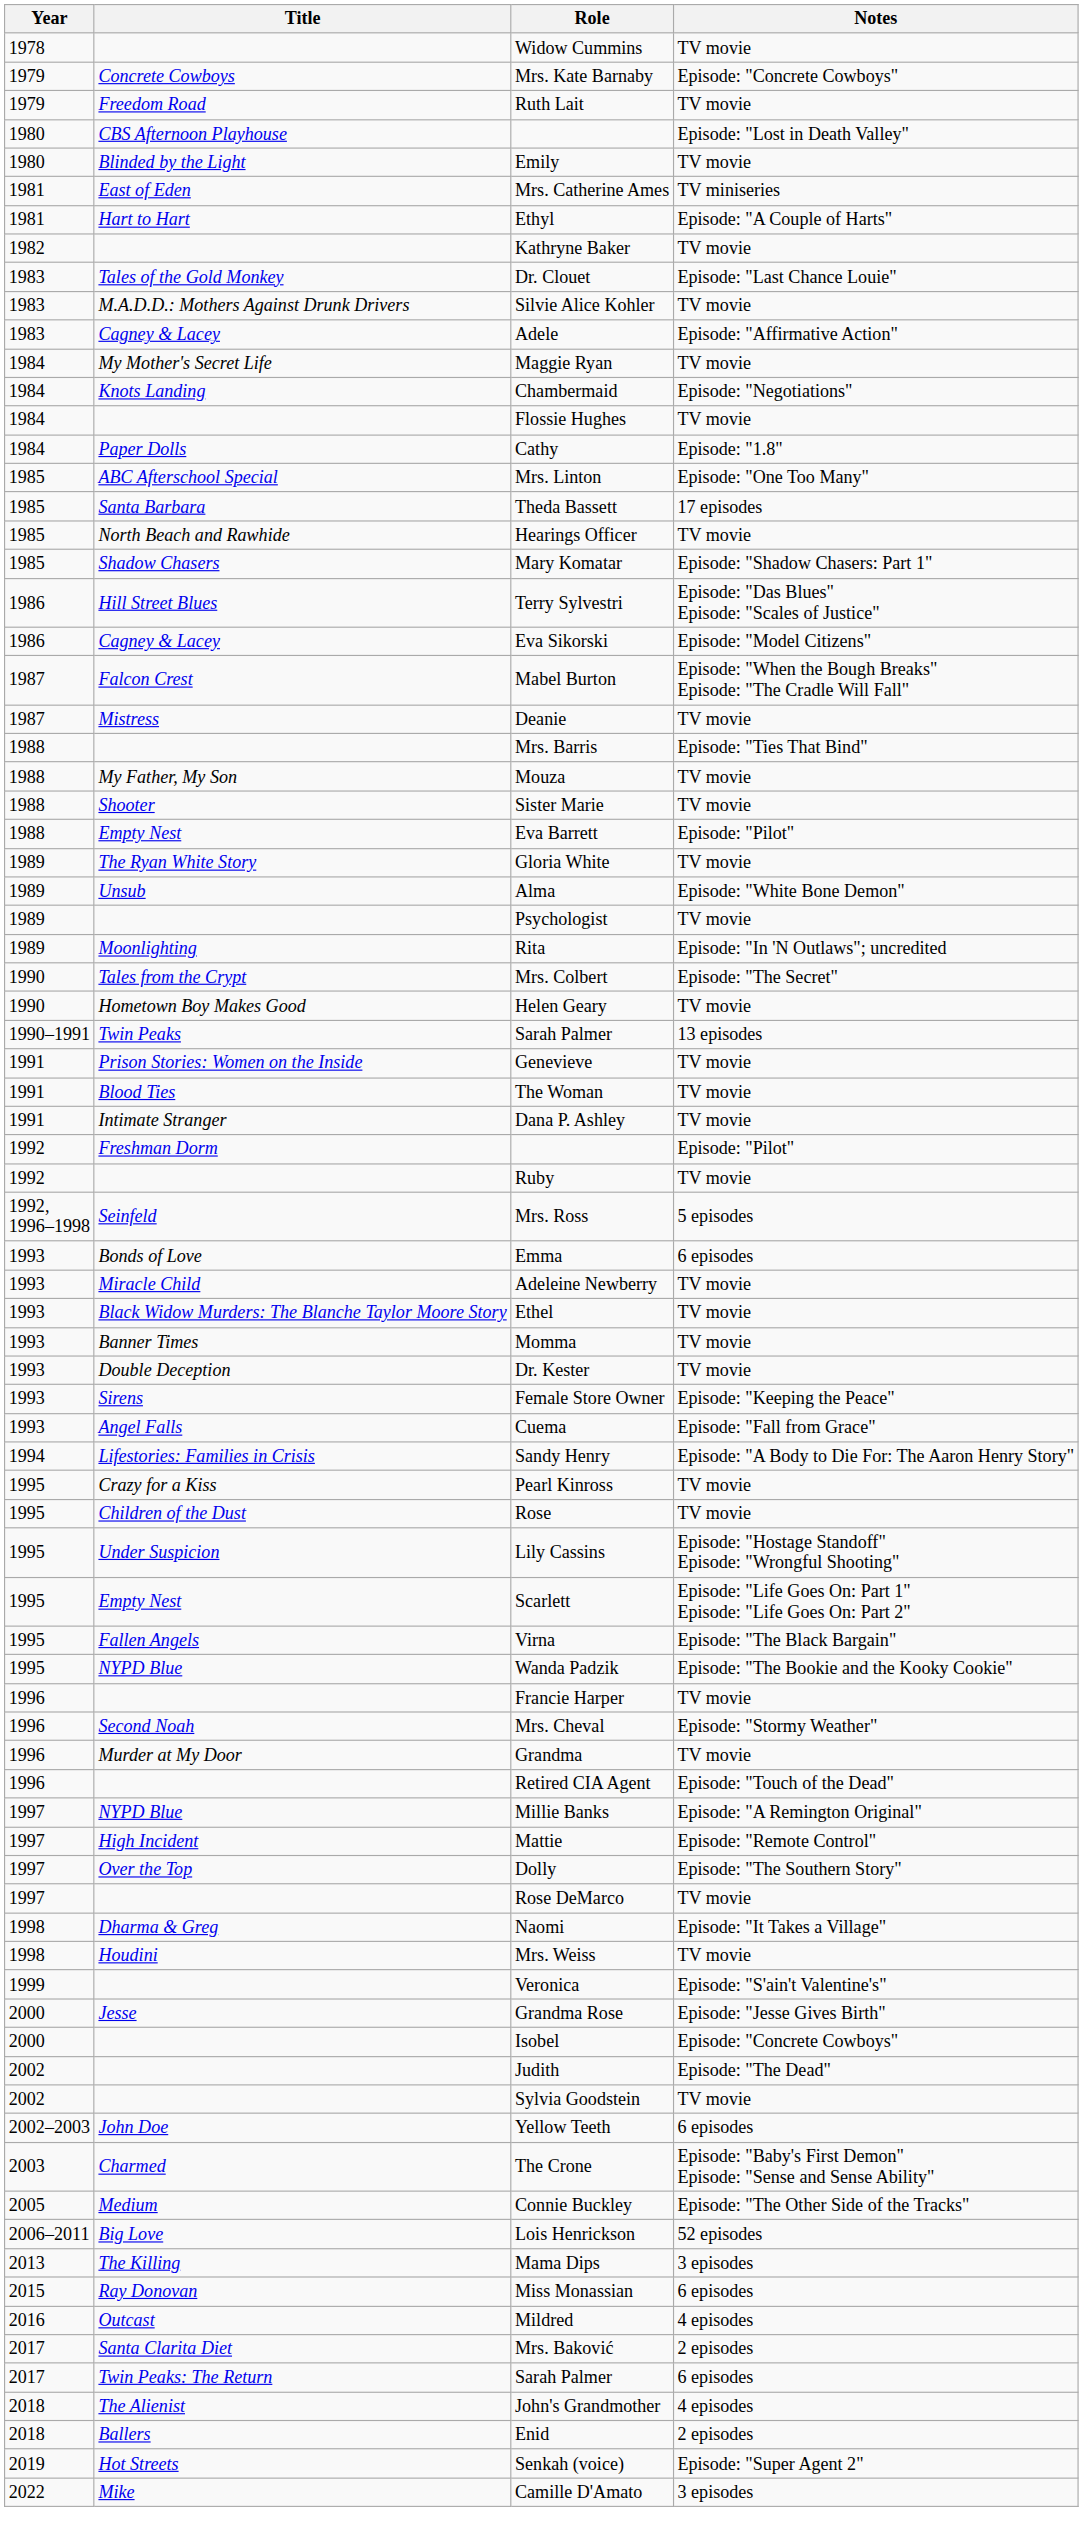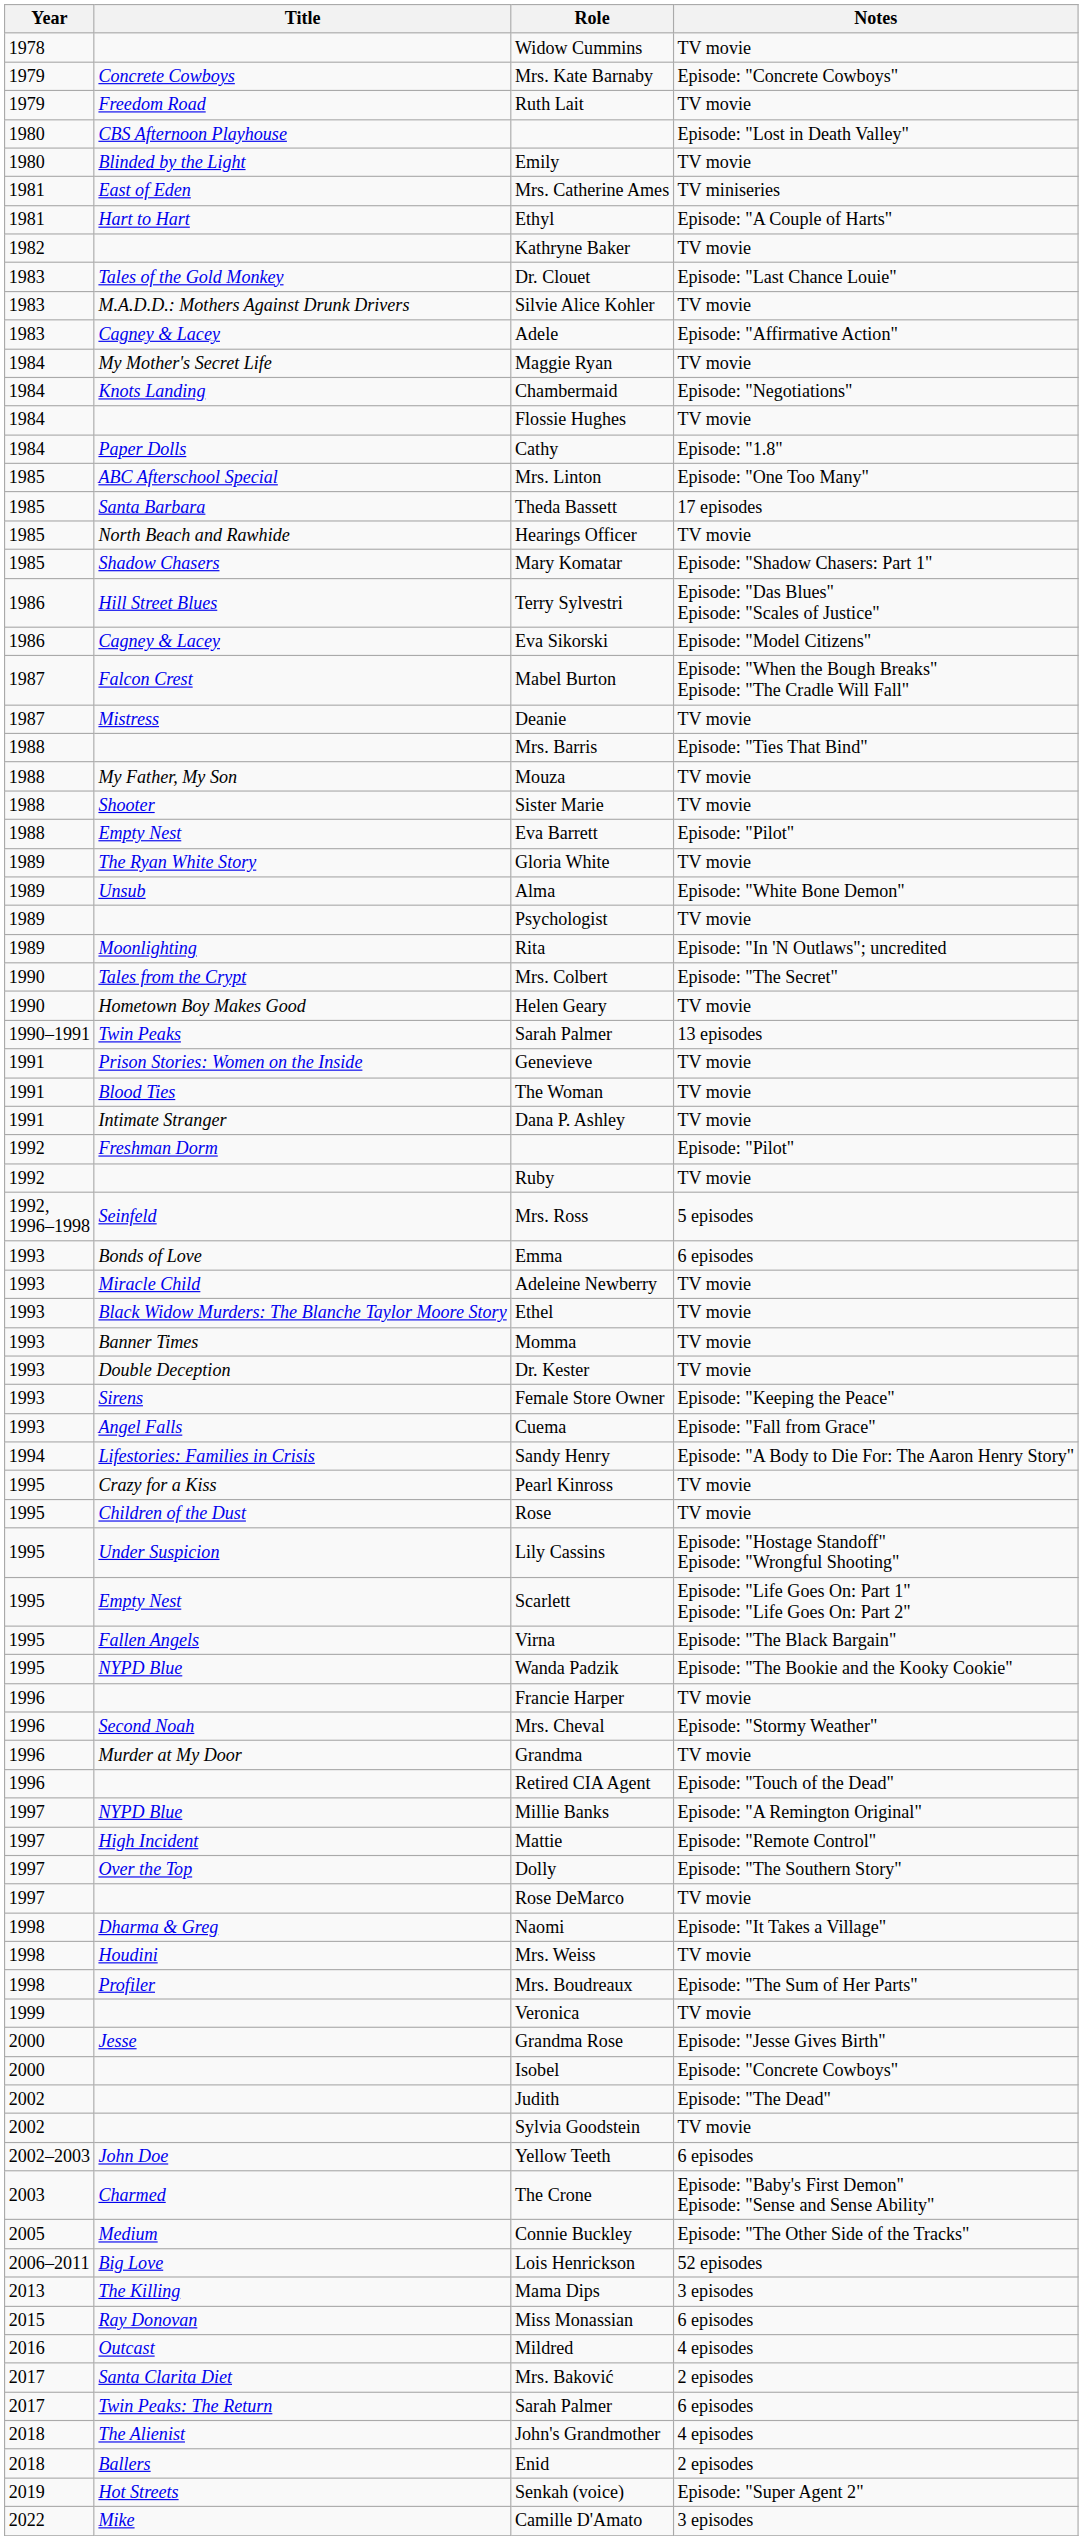+ row: (127, 1984)
(782, 1984) Episode: "S'ain't Valentine's" -> (714, 2013) TV movie
